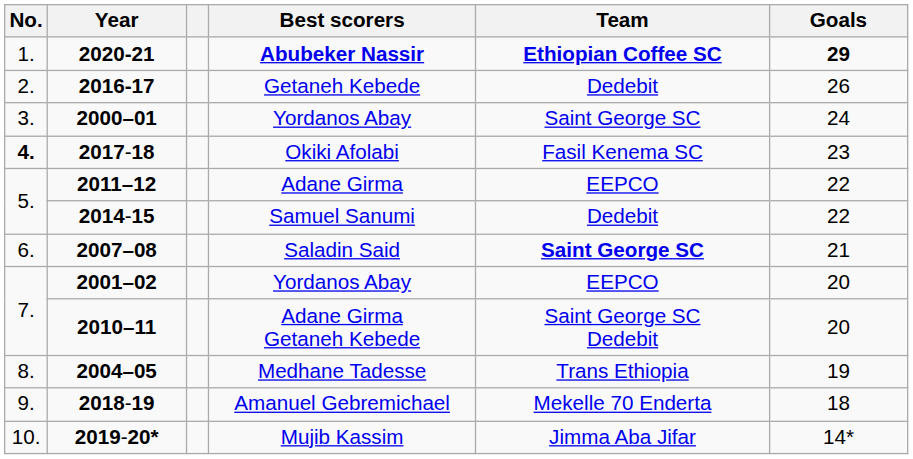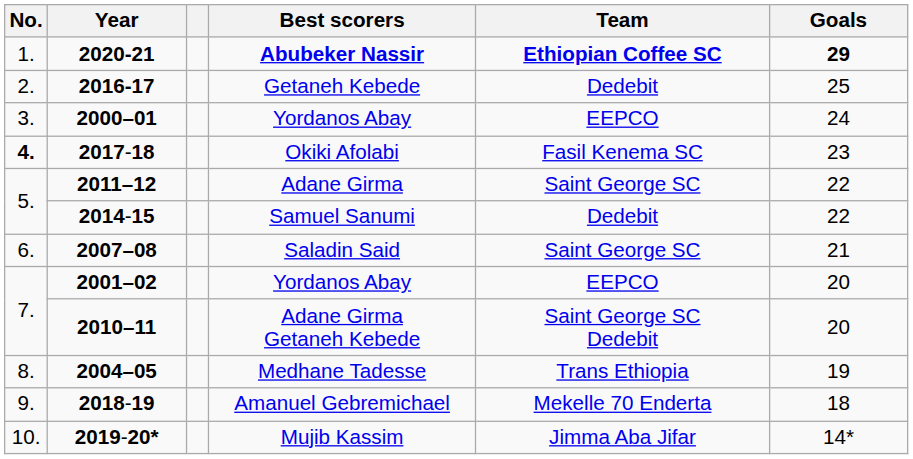(838, 86) 26 -> (838, 86) 25
(623, 119) Saint George SC -> (623, 119) EEPCO
(623, 184) EEPCO -> (623, 184) Saint George SC
(623, 250) bold -> (623, 250) normal
